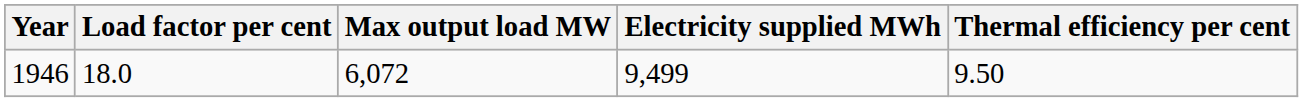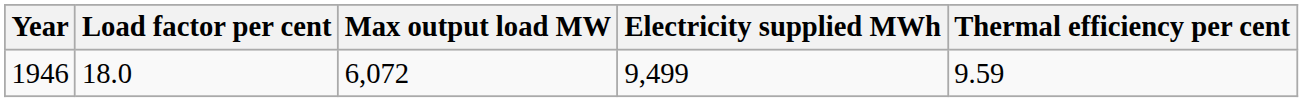(979, 72) 9.50 -> (979, 72) 9.59
